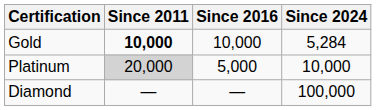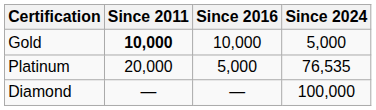(326, 42) 5,284 -> (326, 42) 5,000
(148, 67) lightgrey background -> (148, 67) no background
(326, 67) 10,000 -> (326, 67) 76,535
